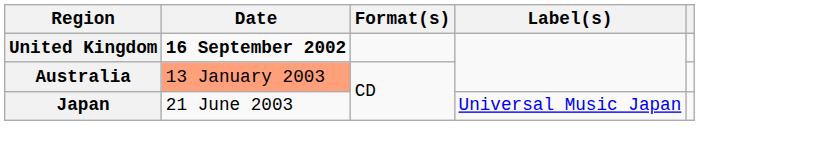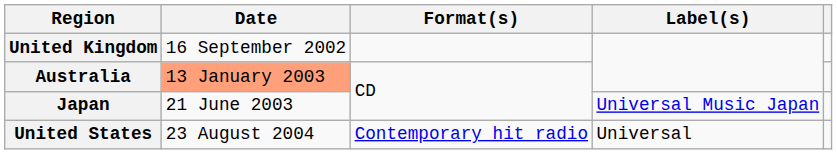(256, 48) bold -> (256, 48) normal
+ row: (83, 134)
